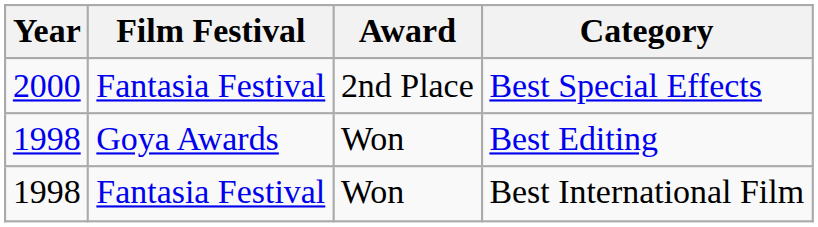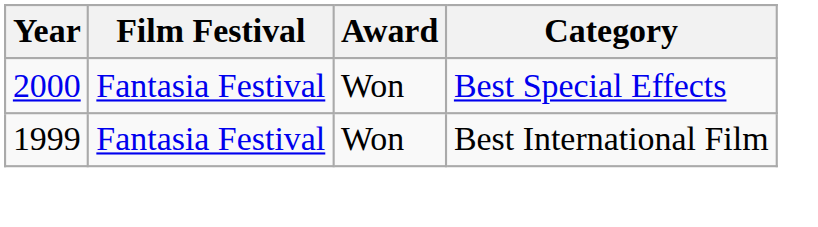(407, 85) 2nd Place -> (373, 85) Won
- row: (574, 138)
(47, 192) 1998 -> (47, 138) 1999
